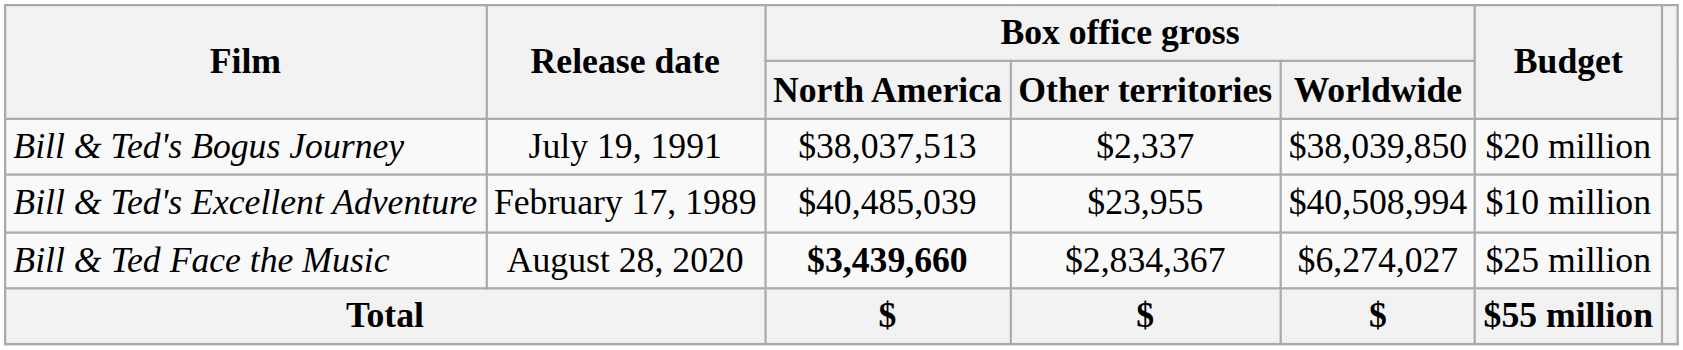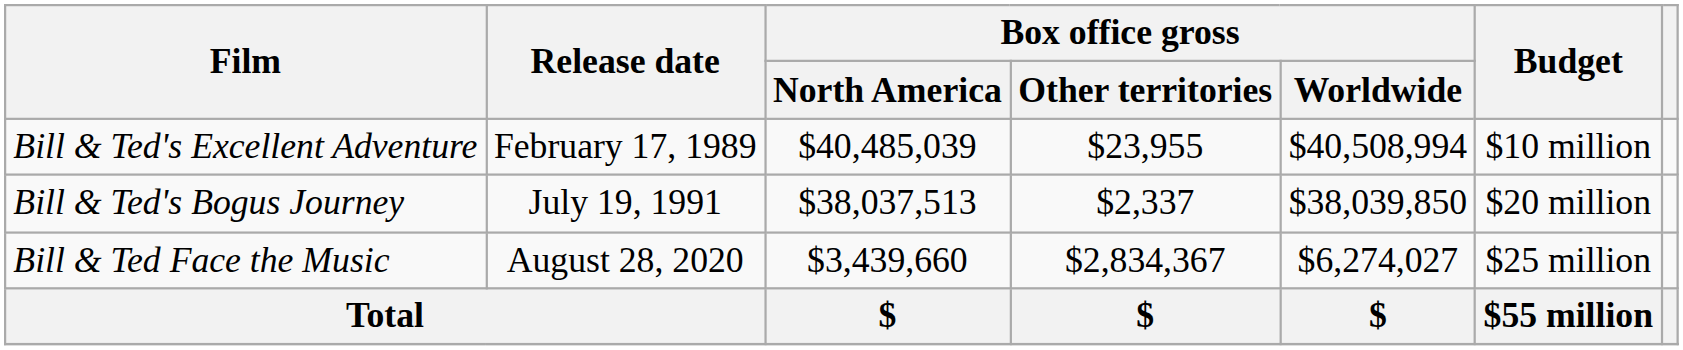rows swapped: (245, 202) <-> (209, 145)
(887, 259) bold -> (887, 259) normal
